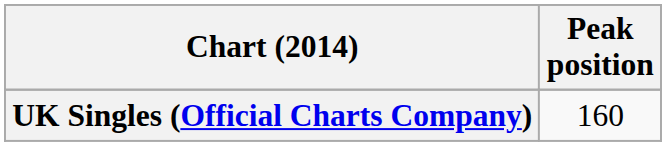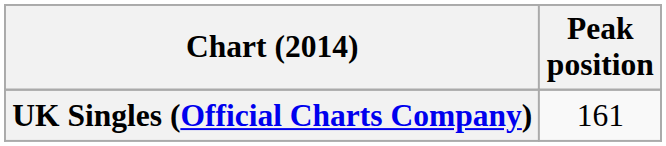(600, 114) 160 -> (600, 114) 161
